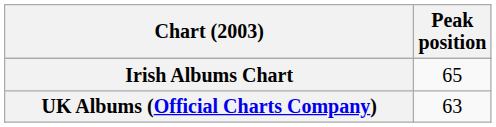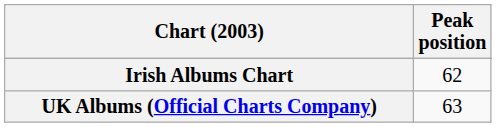(452, 74) 65 -> (452, 74) 62
